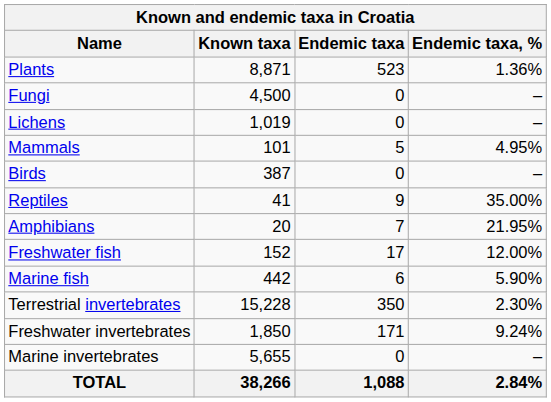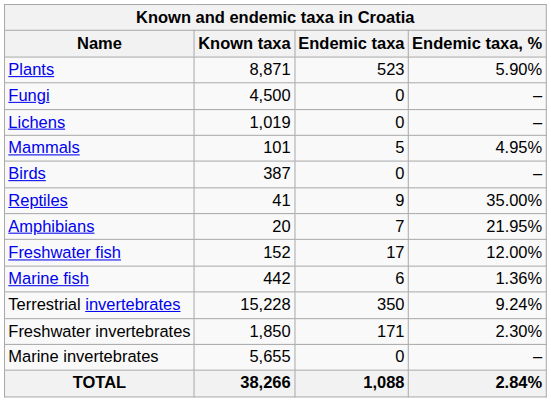(519, 69) 1.36% -> (519, 69) 5.90%
(519, 278) 5.90% -> (519, 278) 1.36%
(519, 305) 2.30% -> (519, 305) 9.24%
(519, 331) 9.24% -> (519, 331) 2.30%
